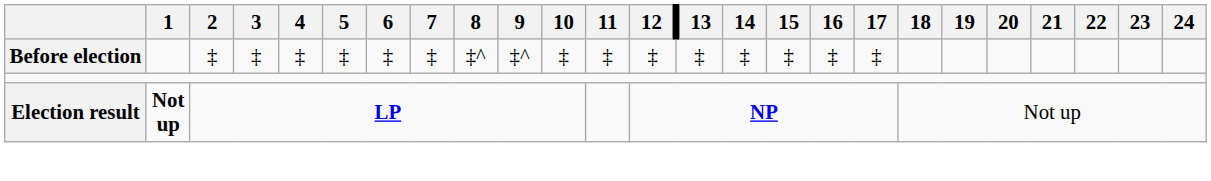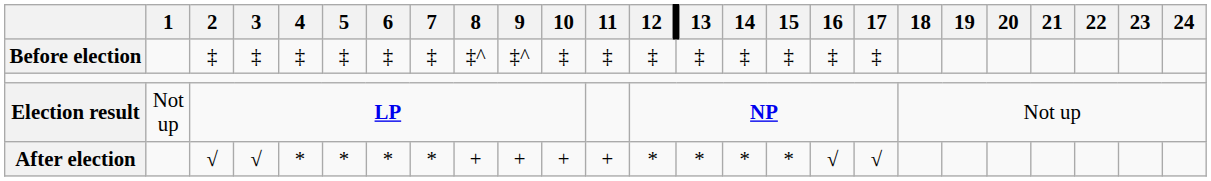(168, 112) bold -> (168, 112) normal
+ row: (75, 159)
